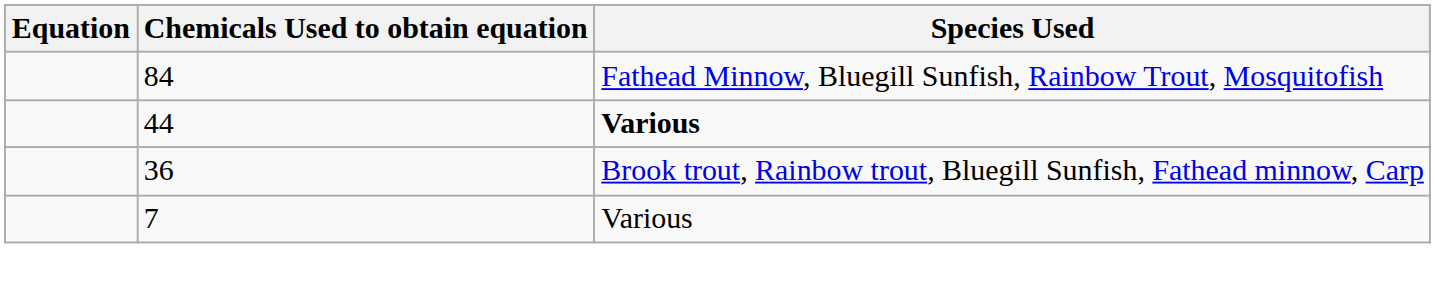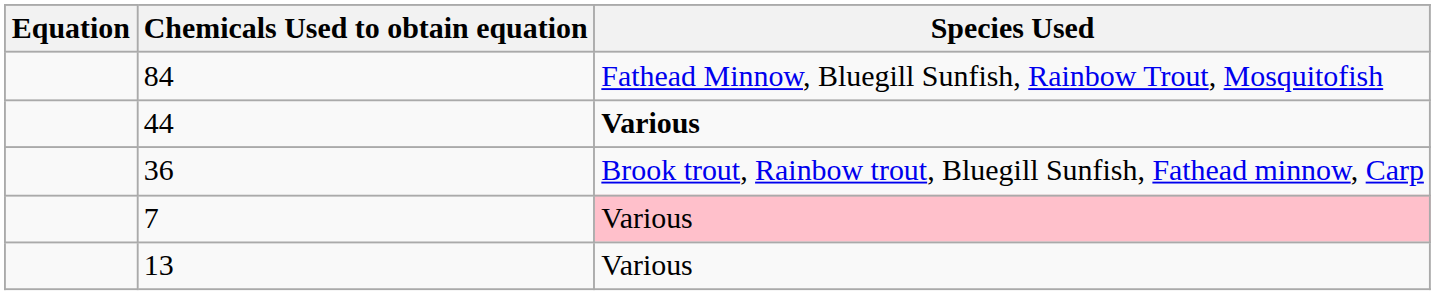(647, 218) no background -> (647, 218) pink background
+ row: (159, 265)
